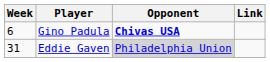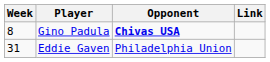(10, 31) 6 -> (10, 31) 8
(173, 48) lightgrey background -> (173, 48) no background
